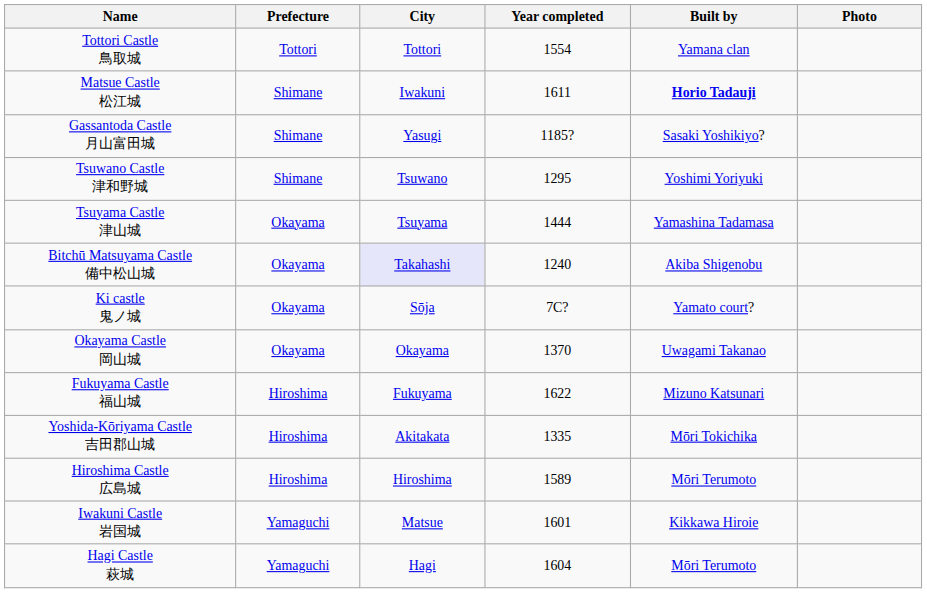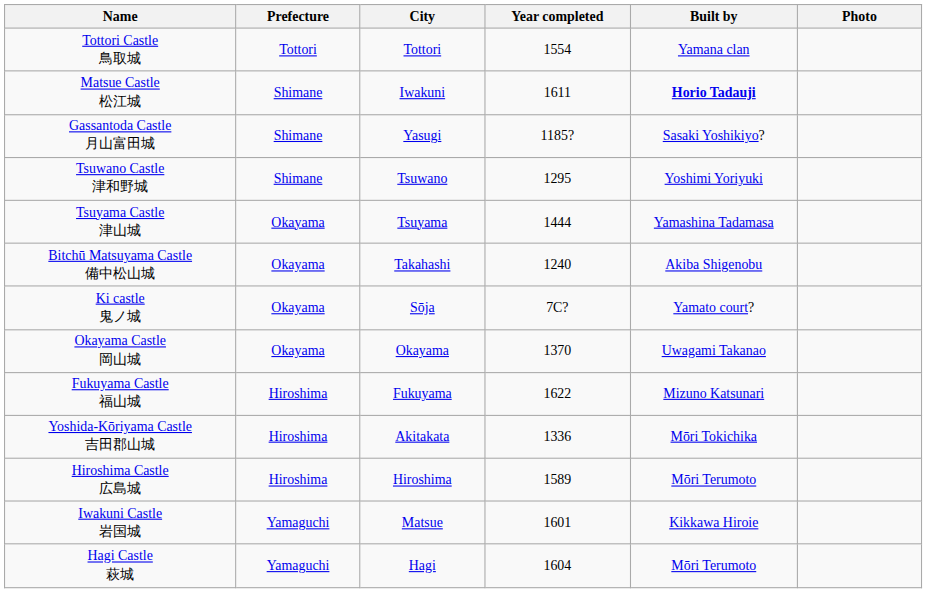(422, 264) lavender background -> (422, 264) no background
(557, 436) 1335 -> (557, 436) 1336
